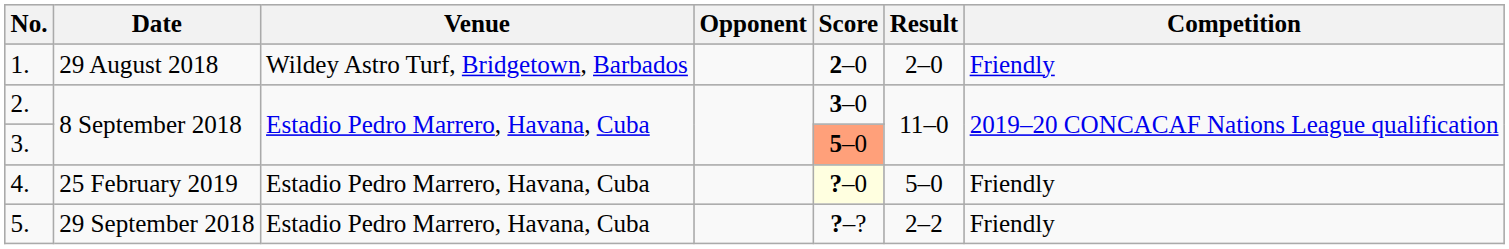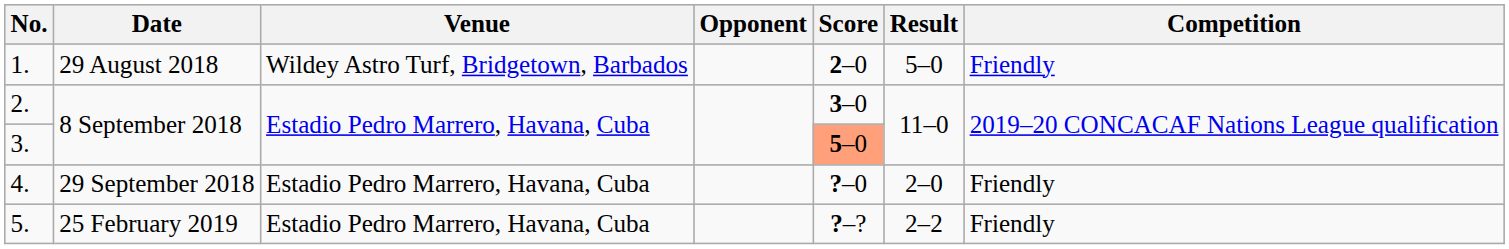(924, 64) 2–0 -> (924, 64) 5–0
(148, 183) 25 February 2019 -> (157, 183) 29 September 2018
(848, 183) lightyellow background -> (848, 183) no background
(924, 183) 5–0 -> (924, 183) 2–0
(157, 223) 29 September 2018 -> (148, 223) 25 February 2019
